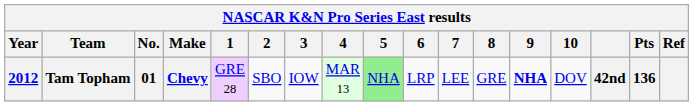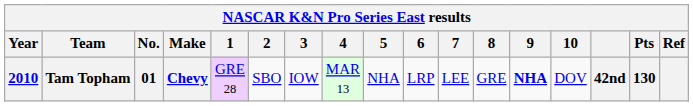(23, 78) 2012 -> (23, 78) 2010
(384, 78) lightgreen background -> (384, 78) no background
(644, 78) 136 -> (644, 78) 130
